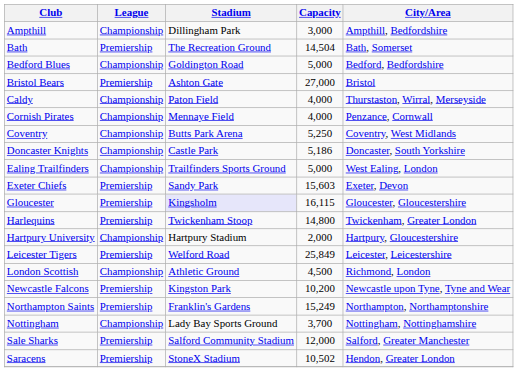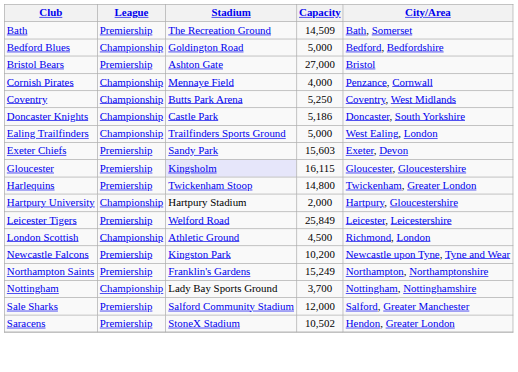- row: (26, 30)
(320, 47) 14,504 -> (320, 30) 14,509
- row: (20, 99)
